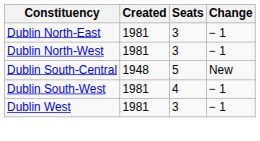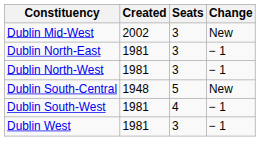+ row: (50, 32)
